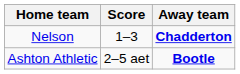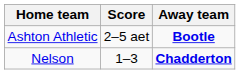rows swapped: (53, 58) <-> (53, 36)
